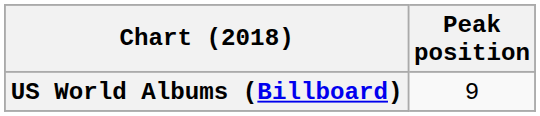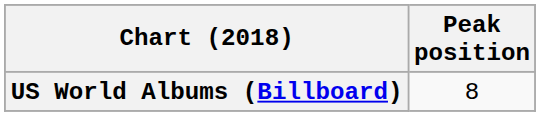(472, 92) 9 -> (472, 92) 8
